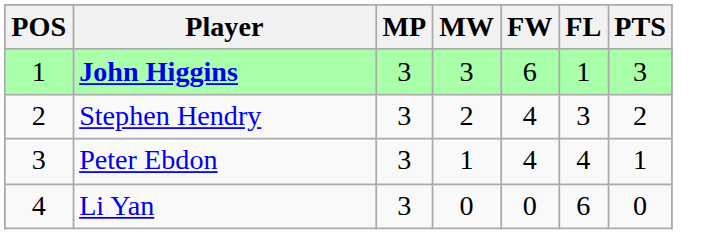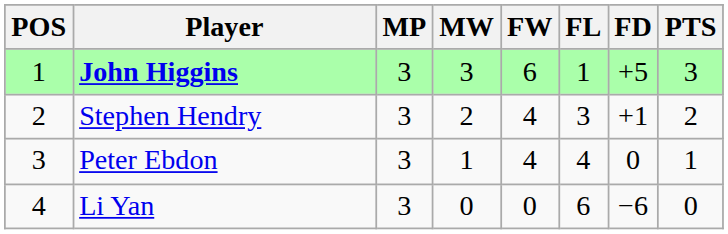+ column: (633, 26)
